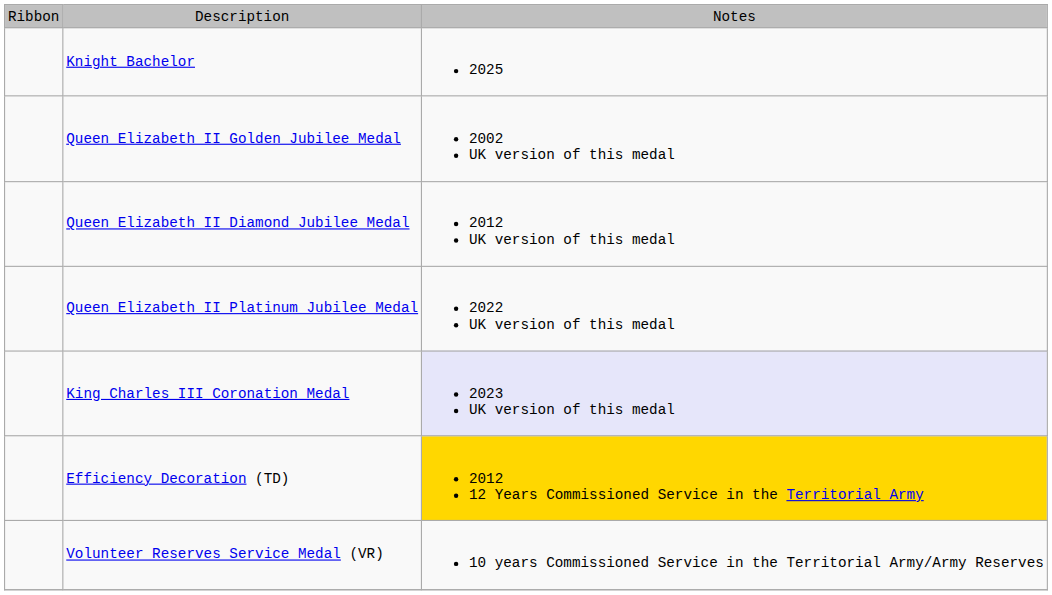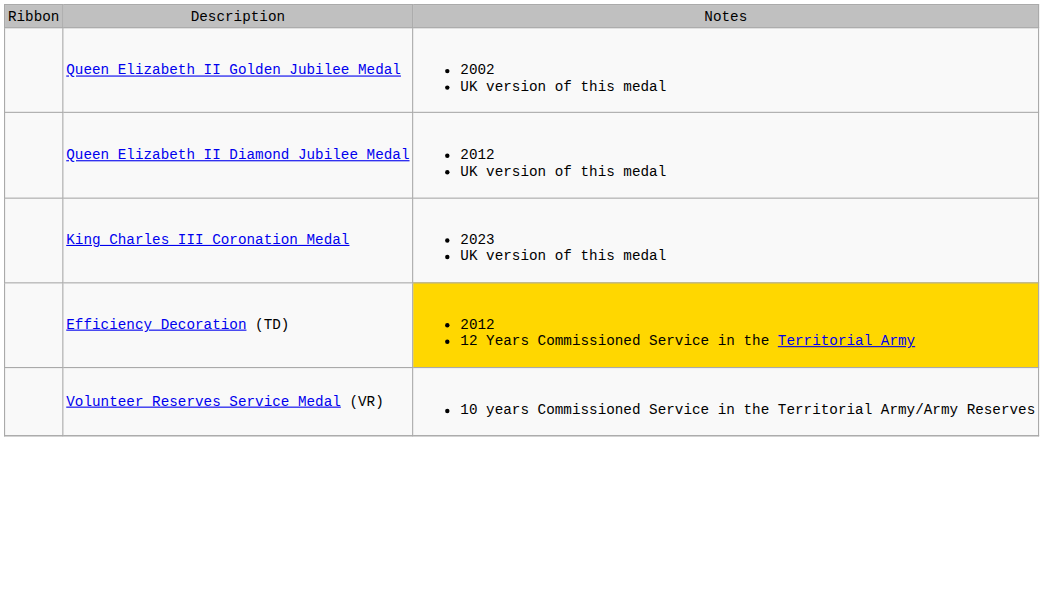- row: (131, 62)
- row: (242, 309)
(734, 402) lavender background -> (726, 248) no background
